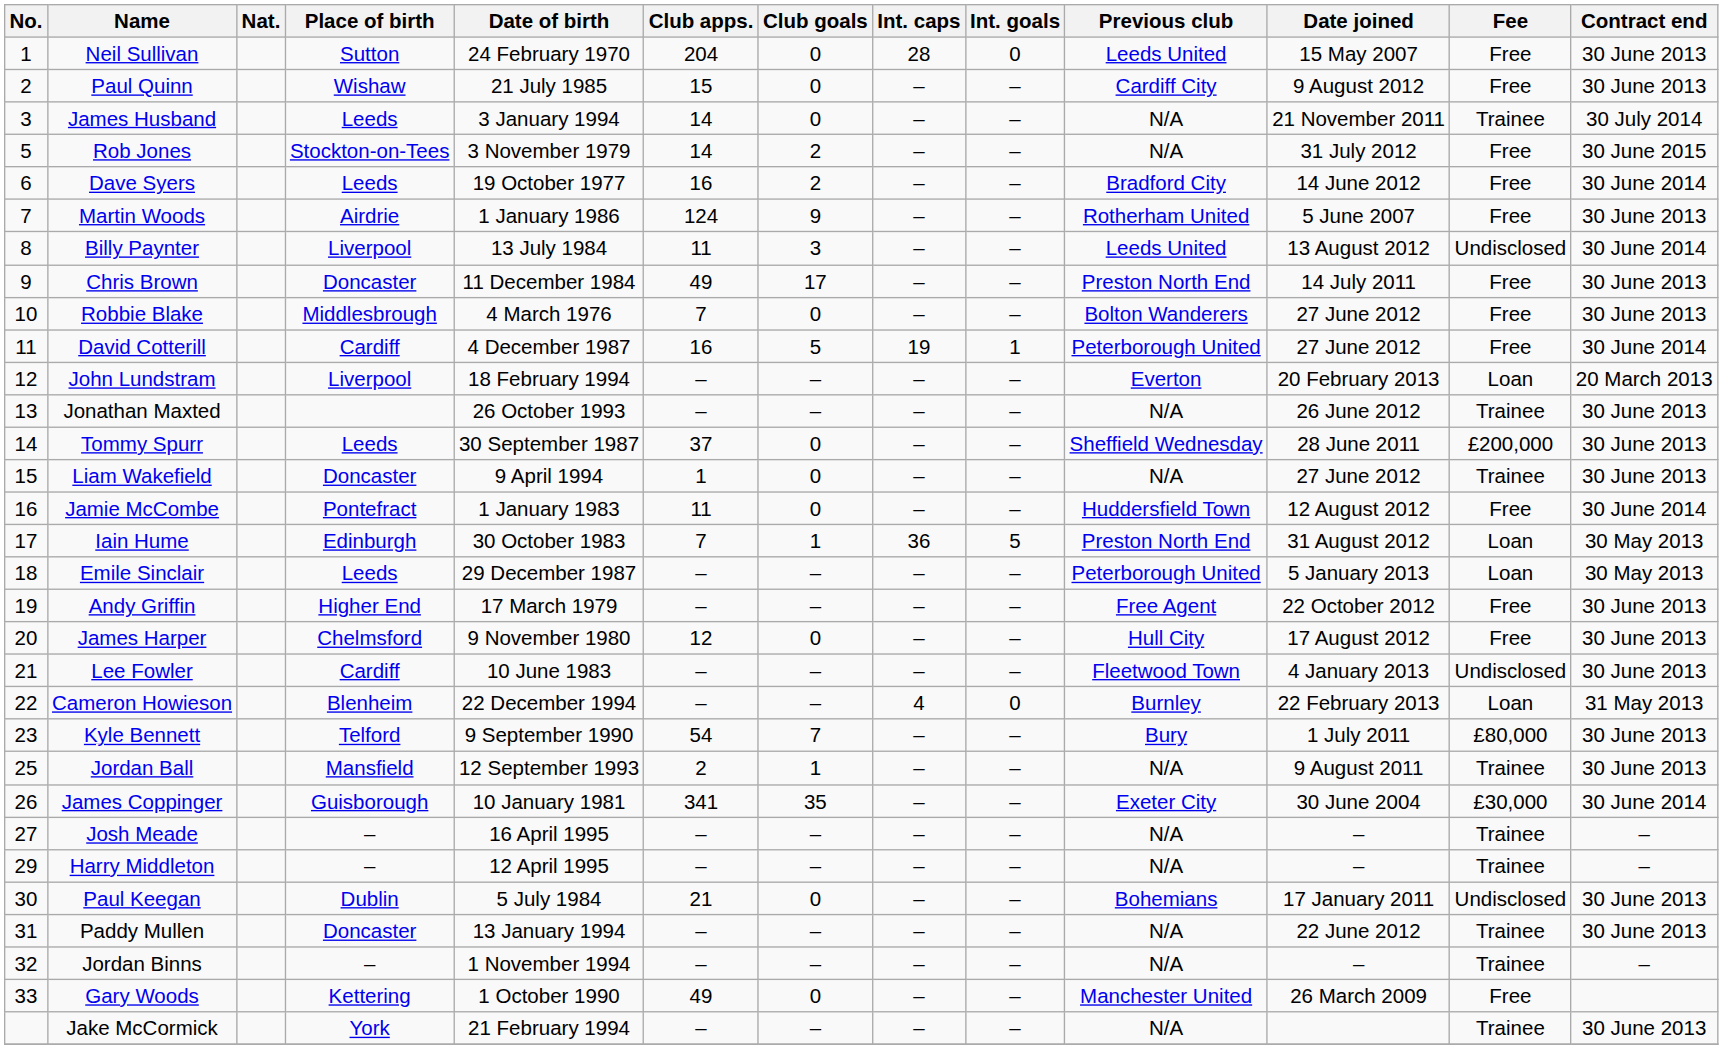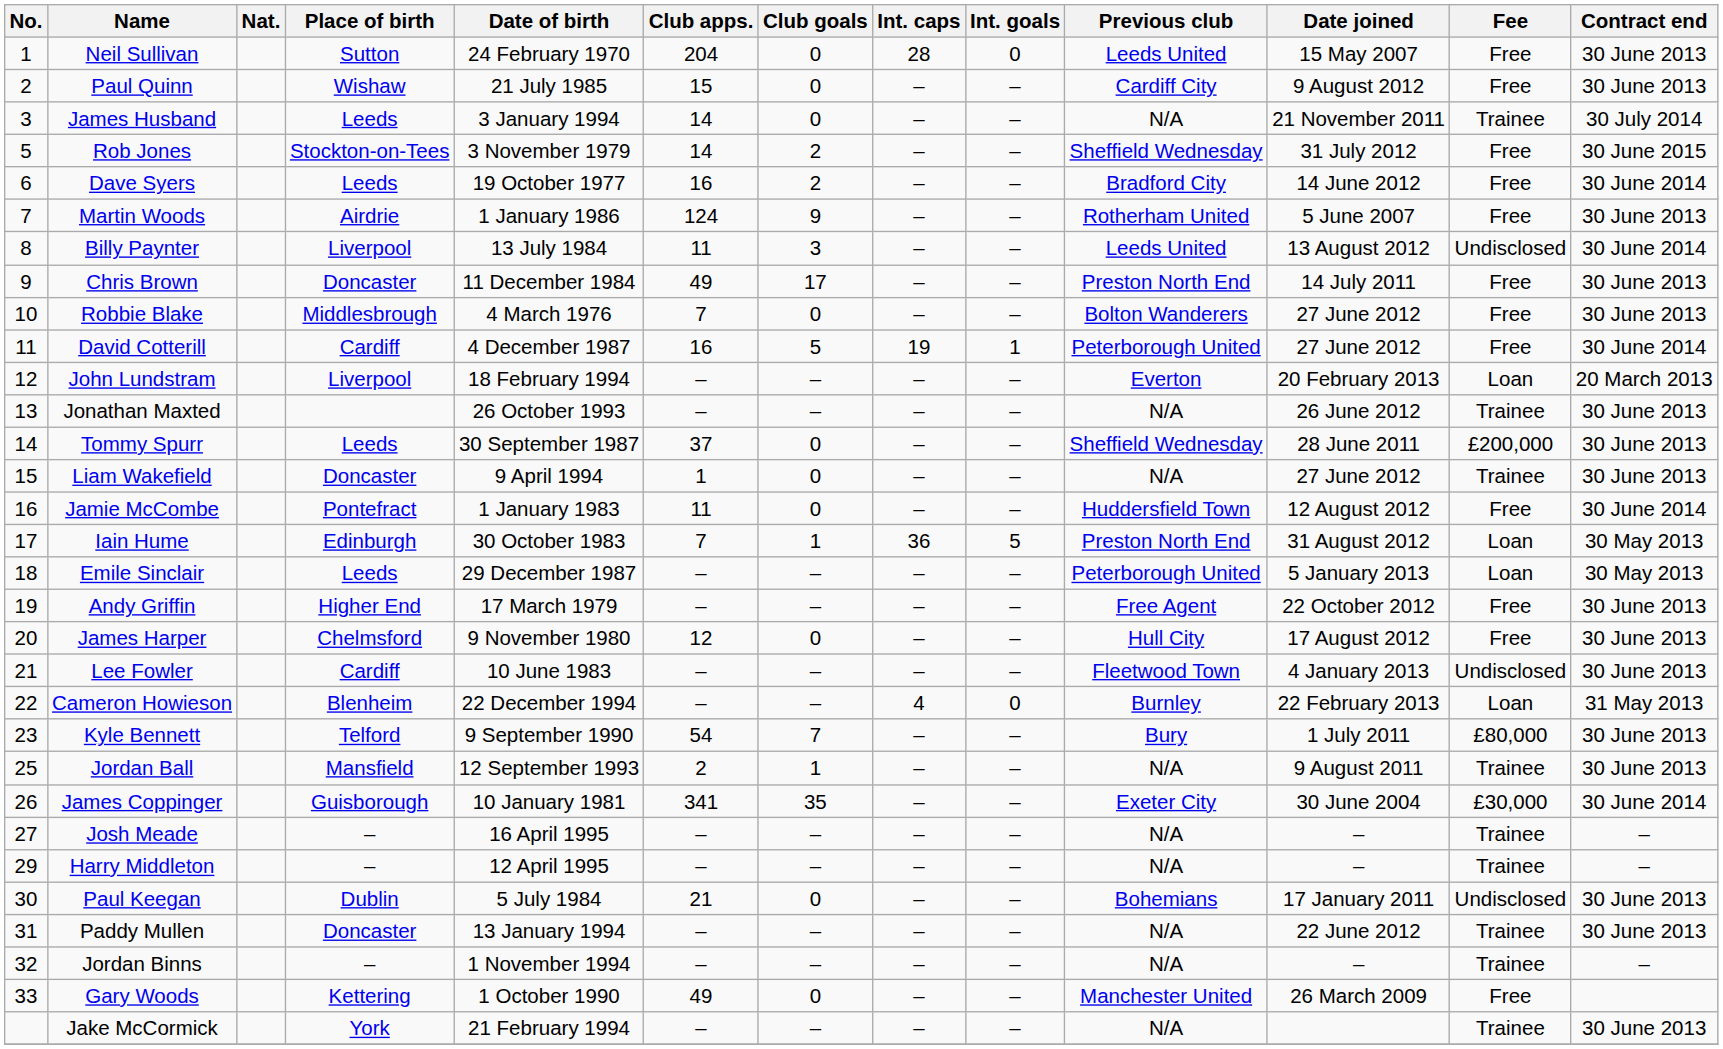(1166, 151) N/A -> (1166, 151) Sheffield Wednesday
